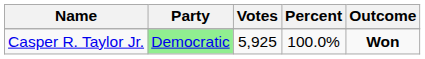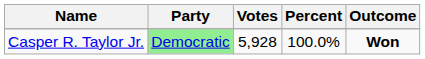(257, 41) 5,925 -> (257, 41) 5,928
